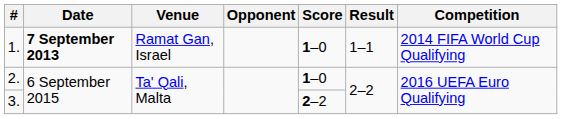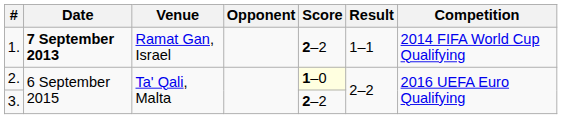(314, 47) 1–0 -> (314, 47) 2–2
(314, 78) no background -> (314, 78) lightyellow background
